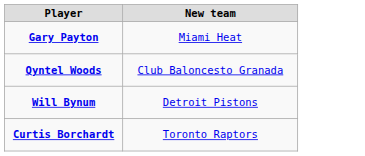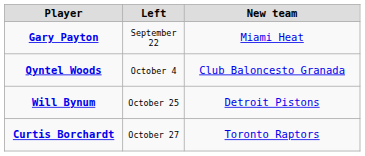+ column: (154, 13)
